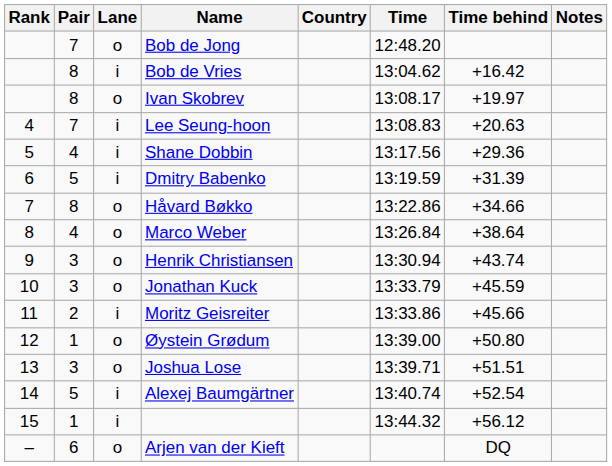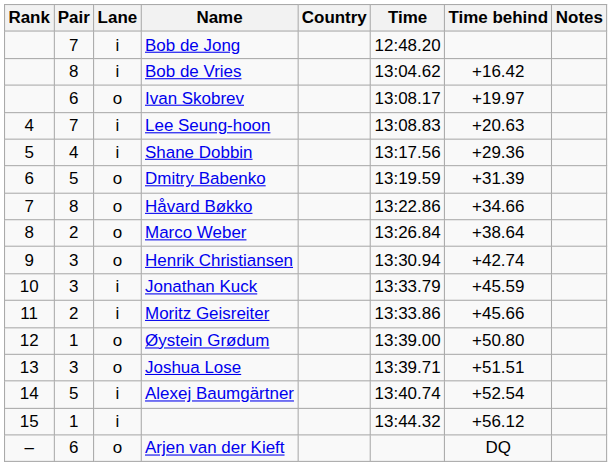(117, 44) o -> (117, 44) i
(74, 98) 8 -> (74, 98) 6
(117, 179) i -> (117, 179) o
(74, 233) 4 -> (74, 233) 2
(498, 260) +43.74 -> (498, 260) +42.74
(117, 286) o -> (117, 286) i
